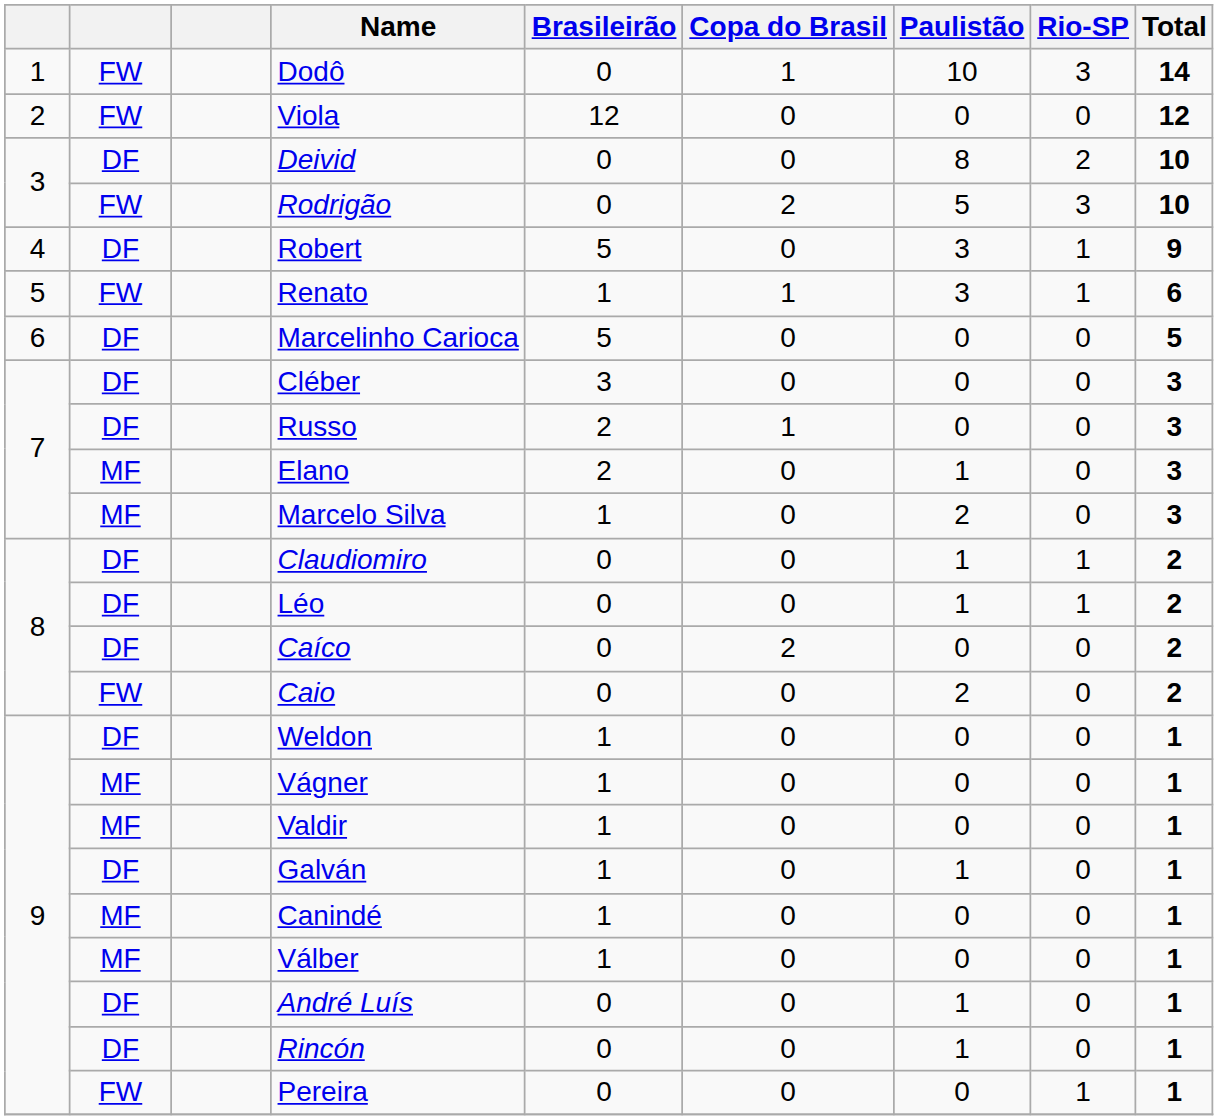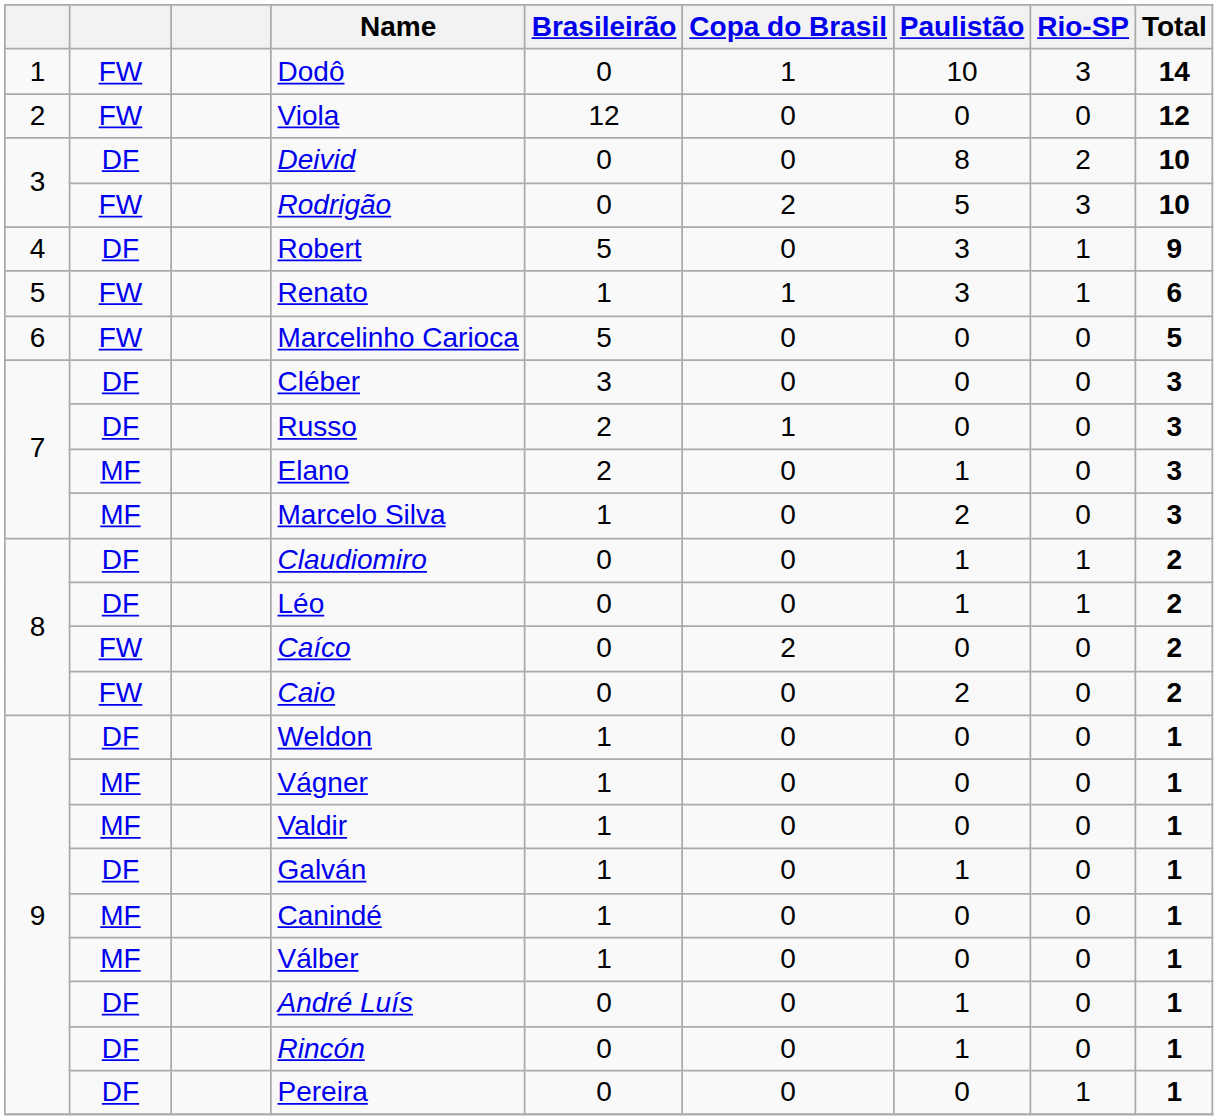(120, 337) DF -> (120, 337) FW
(120, 648) DF -> (120, 648) FW
(120, 1092) FW -> (120, 1092) DF
